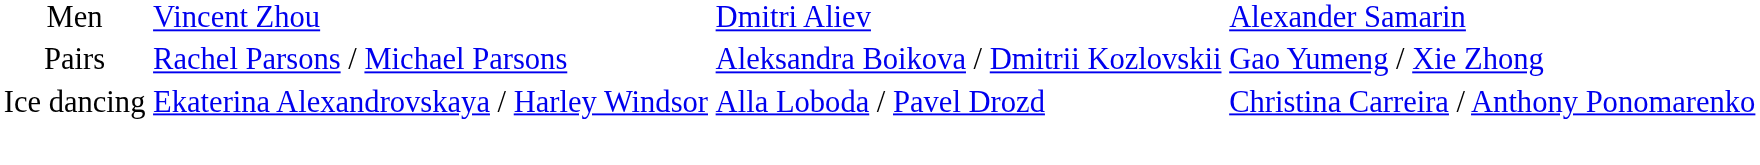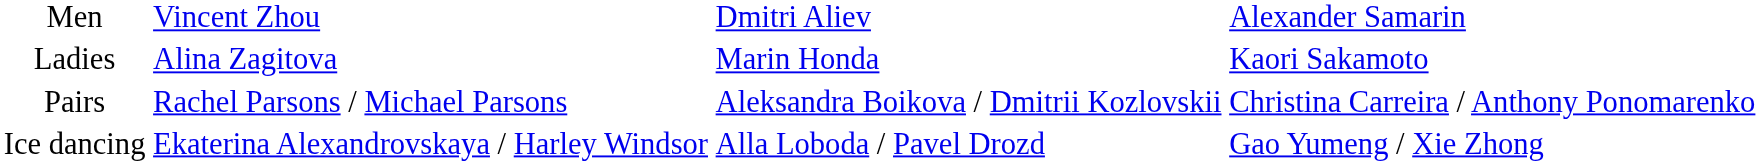+ row: (75, 59)
(1386, 59) Gao Yumeng / Xie Zhong -> (1492, 101) Christina Carreira / Anthony Ponomarenko
(1492, 101) Christina Carreira / Anthony Ponomarenko -> (1386, 143) Gao Yumeng / Xie Zhong
